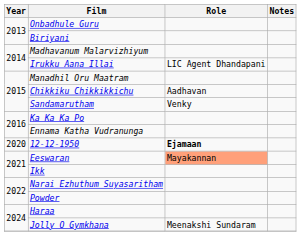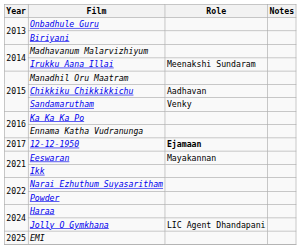(216, 64) LIC Agent Dhandapani -> (211, 64) Meenakshi Sundaram
(16, 144) 2020 -> (16, 144) 2017
(192, 158) lightsalmon background -> (192, 158) no background
(211, 225) Meenakshi Sundaram -> (216, 225) LIC Agent Dhandapani
+ row: (37, 238)
